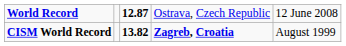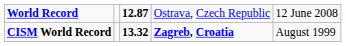(135, 32) 13.82 -> (135, 32) 13.32
